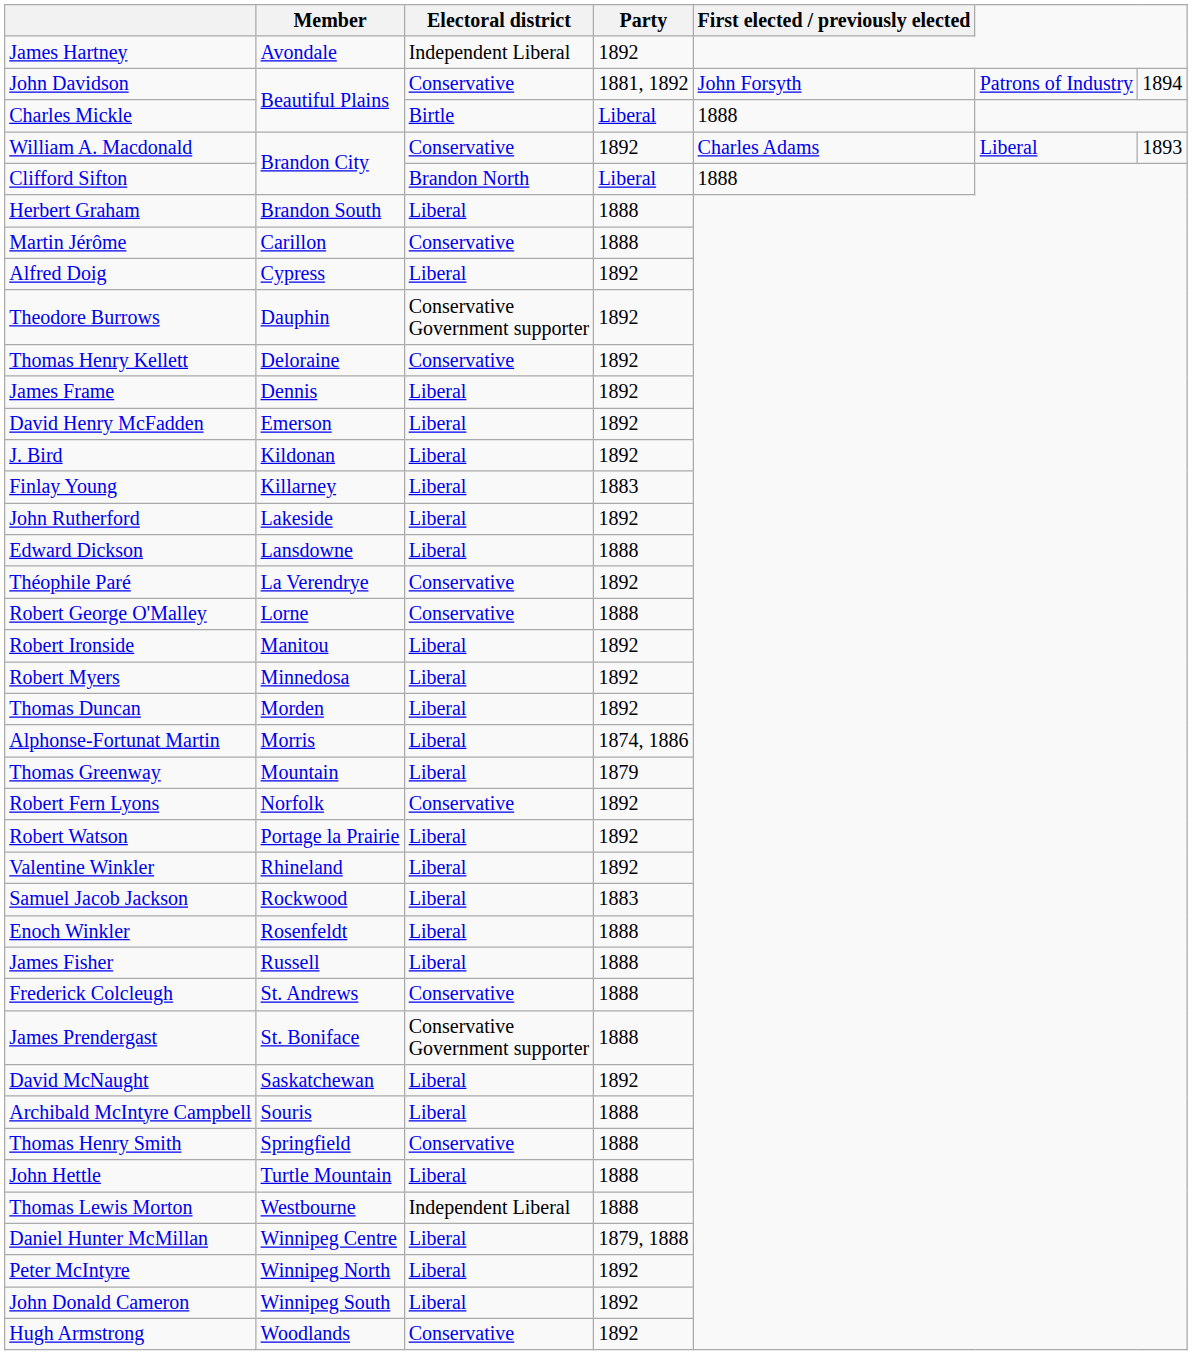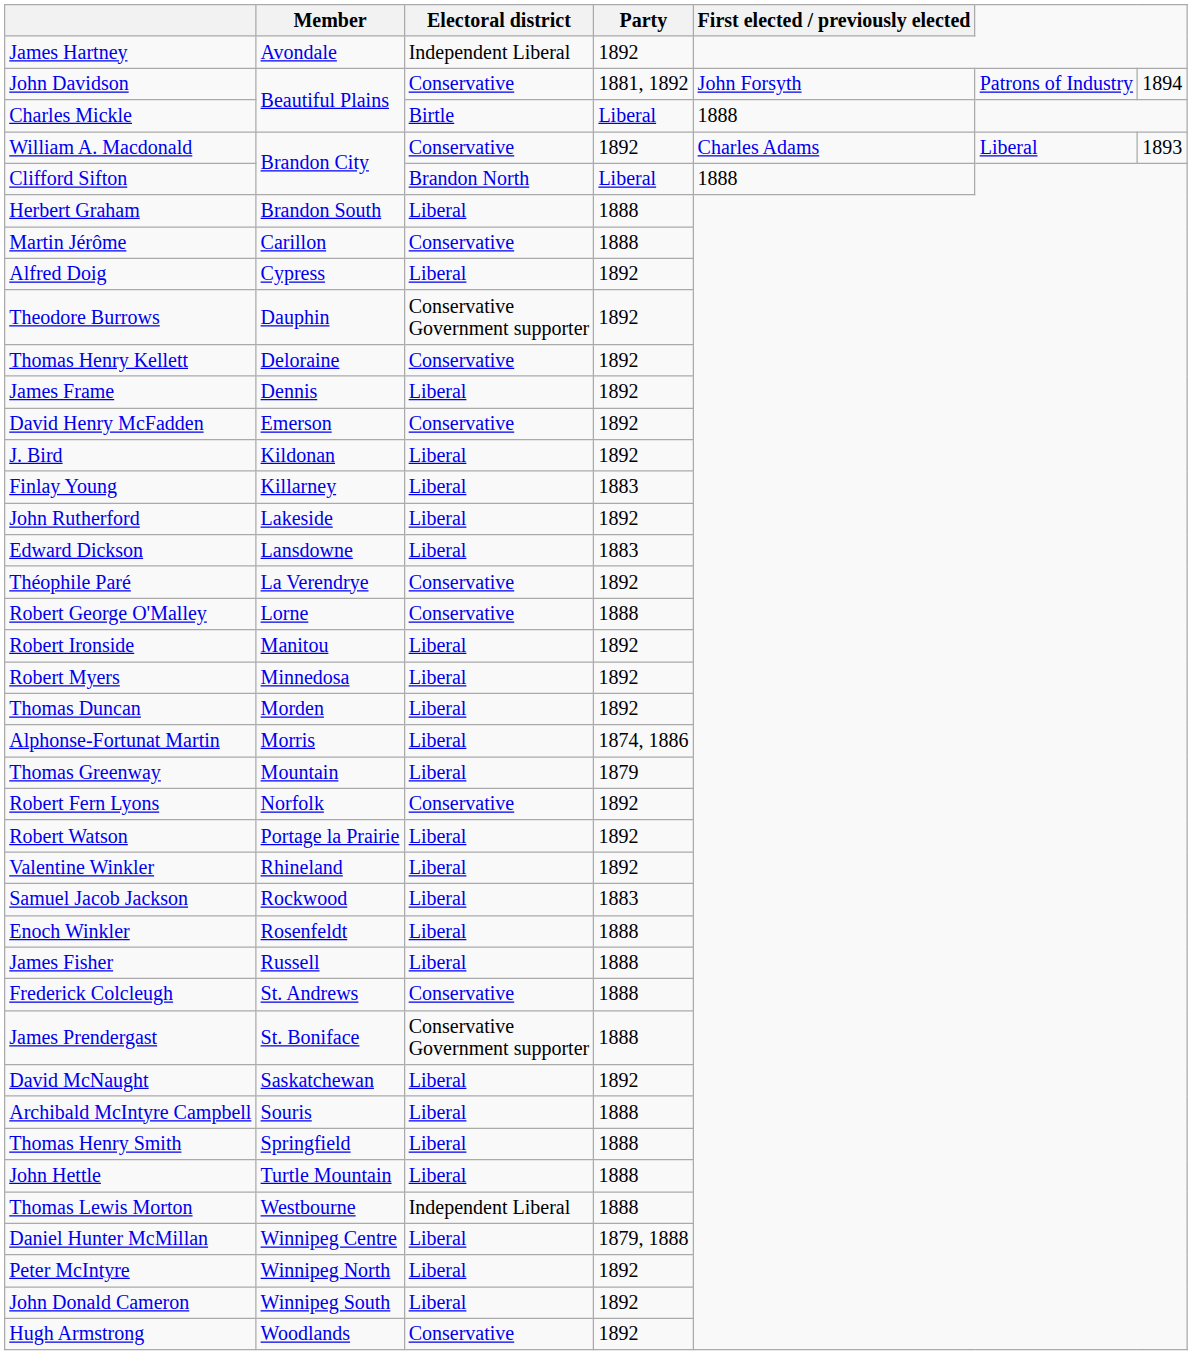(438, 423) Liberal -> (461, 423) Conservative
(618, 550) 1888 -> (618, 550) 1883
(461, 1143) Conservative -> (438, 1143) Liberal
